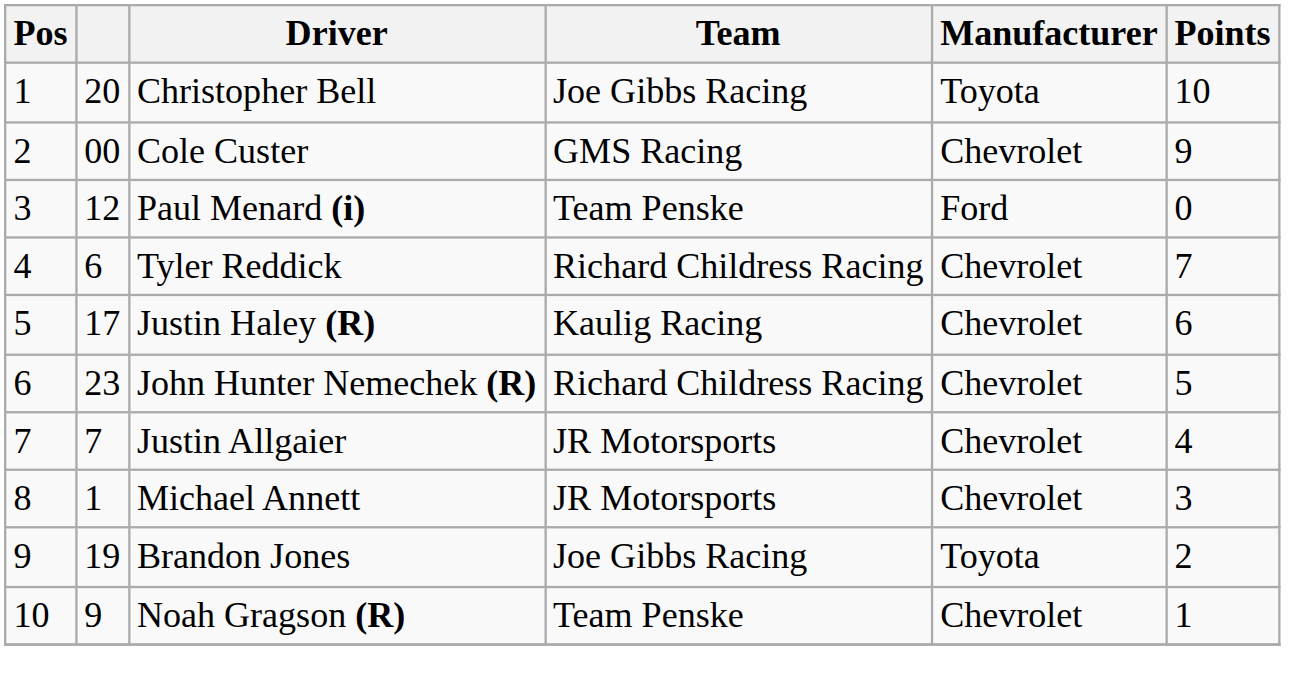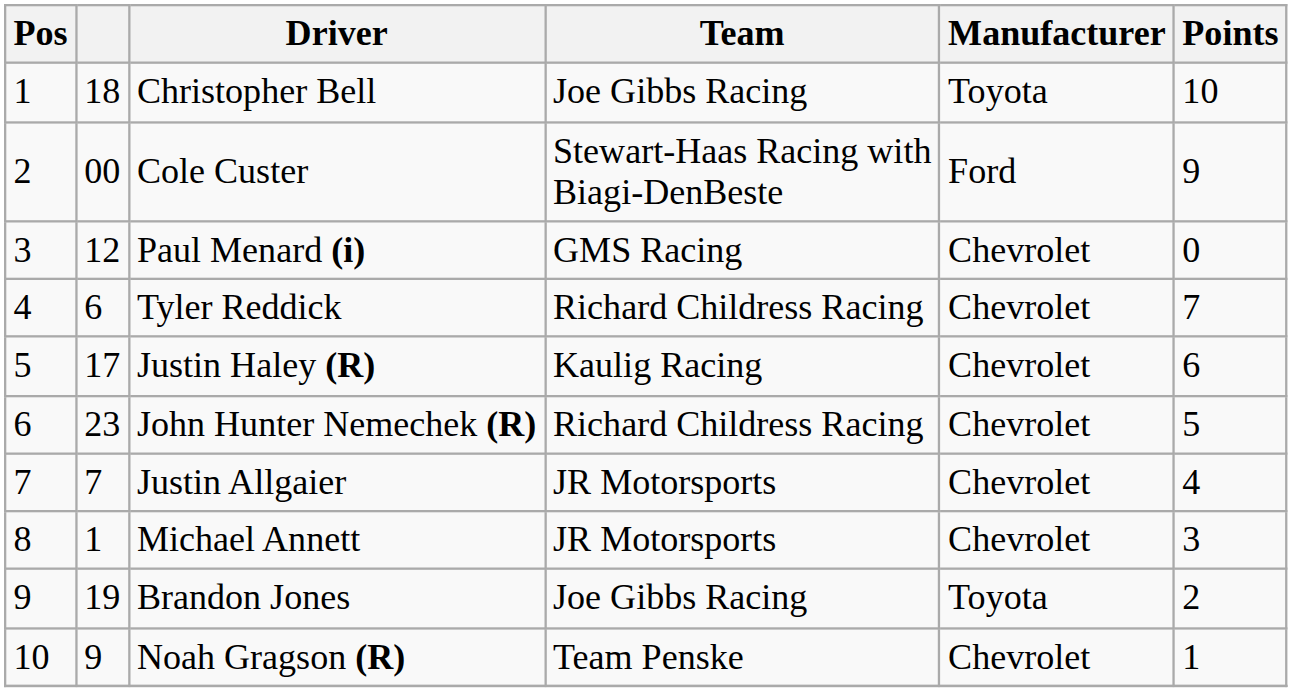(102, 91) 20 -> (102, 91) 18
(648, 149) GMS Racing -> (742, 170) Stewart-Haas Racing with Biagi-DenBeste
(1011, 149) Chevrolet -> (982, 170) Ford
(648, 207) Team Penske -> (648, 248) GMS Racing
(974, 207) Ford -> (1019, 248) Chevrolet
